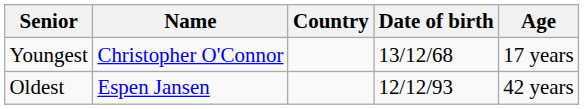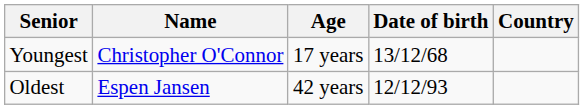columns swapped: (331, 21) <-> (539, 21)
